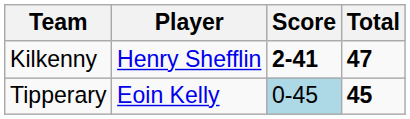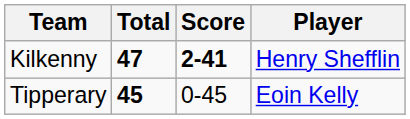columns swapped: (189, 22) <-> (373, 22)
(295, 95) lightblue background -> (204, 95) no background
